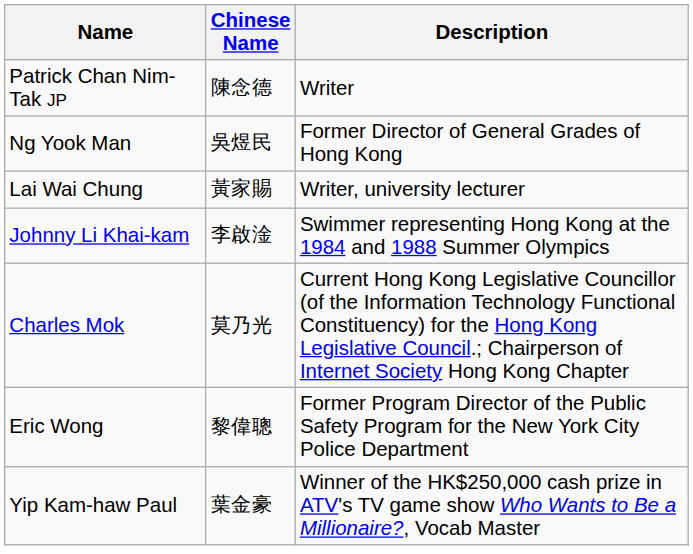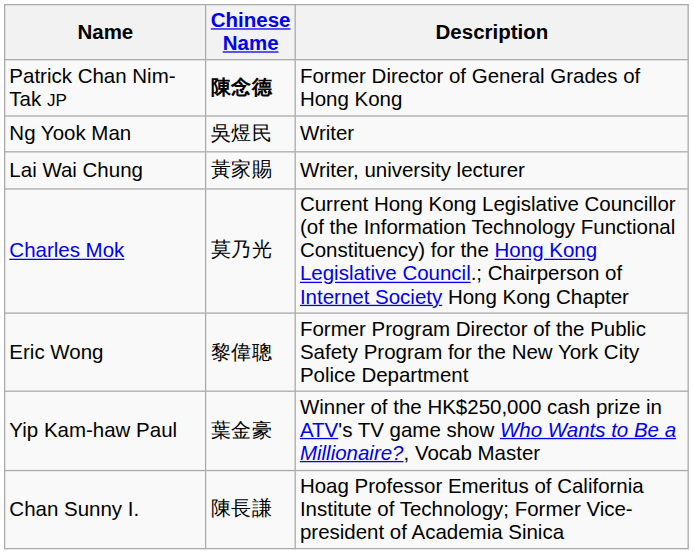(242, 87) normal -> (242, 87) bold
(327, 87) Writer -> (470, 87) Former Director of General Grades of Hong Kong
(470, 143) Former Director of General Grades of Hong Kong -> (327, 133) Writer
- row: (99, 235)
+ row: (74, 509)
